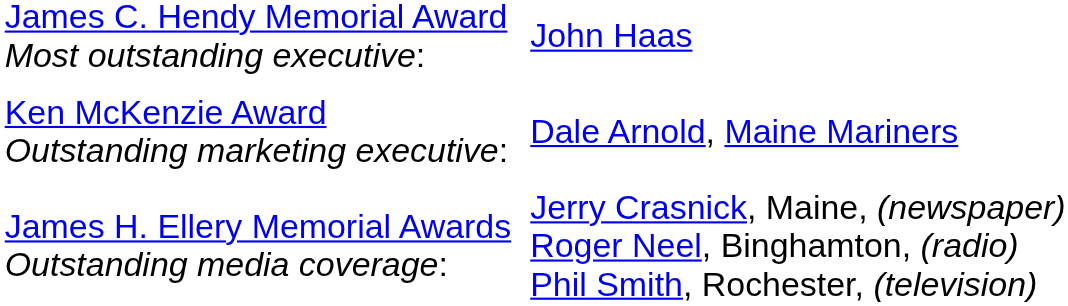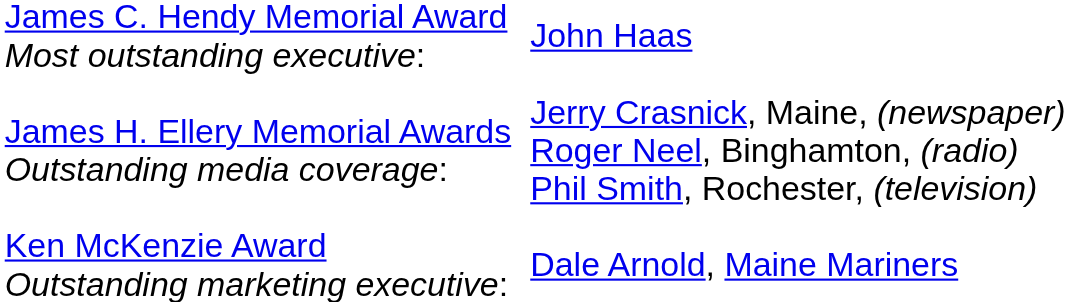rows swapped: (258, 246) <-> (256, 131)
